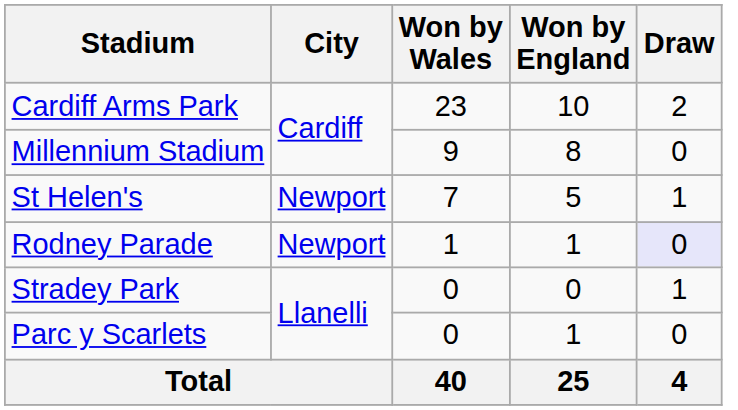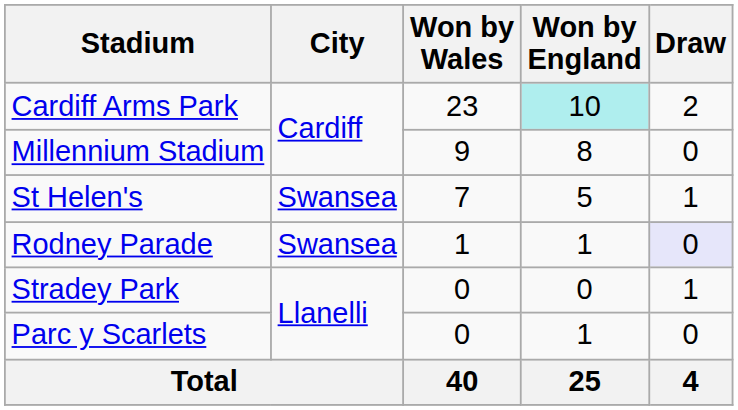(573, 105) no background -> (585, 105) paleturquoise background
(332, 197) Newport -> (337, 197) Swansea
(332, 243) Newport -> (337, 243) Swansea
